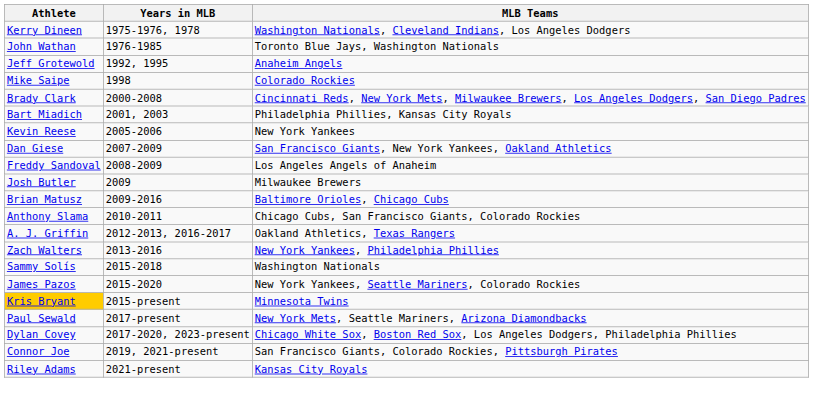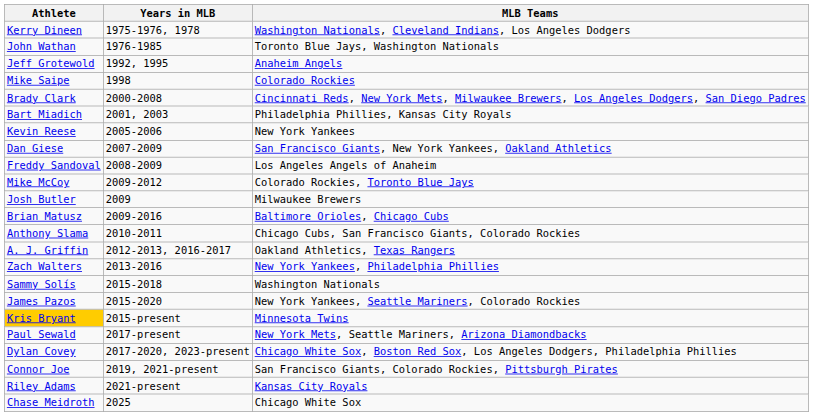+ row: (38, 182)
+ row: (51, 403)
